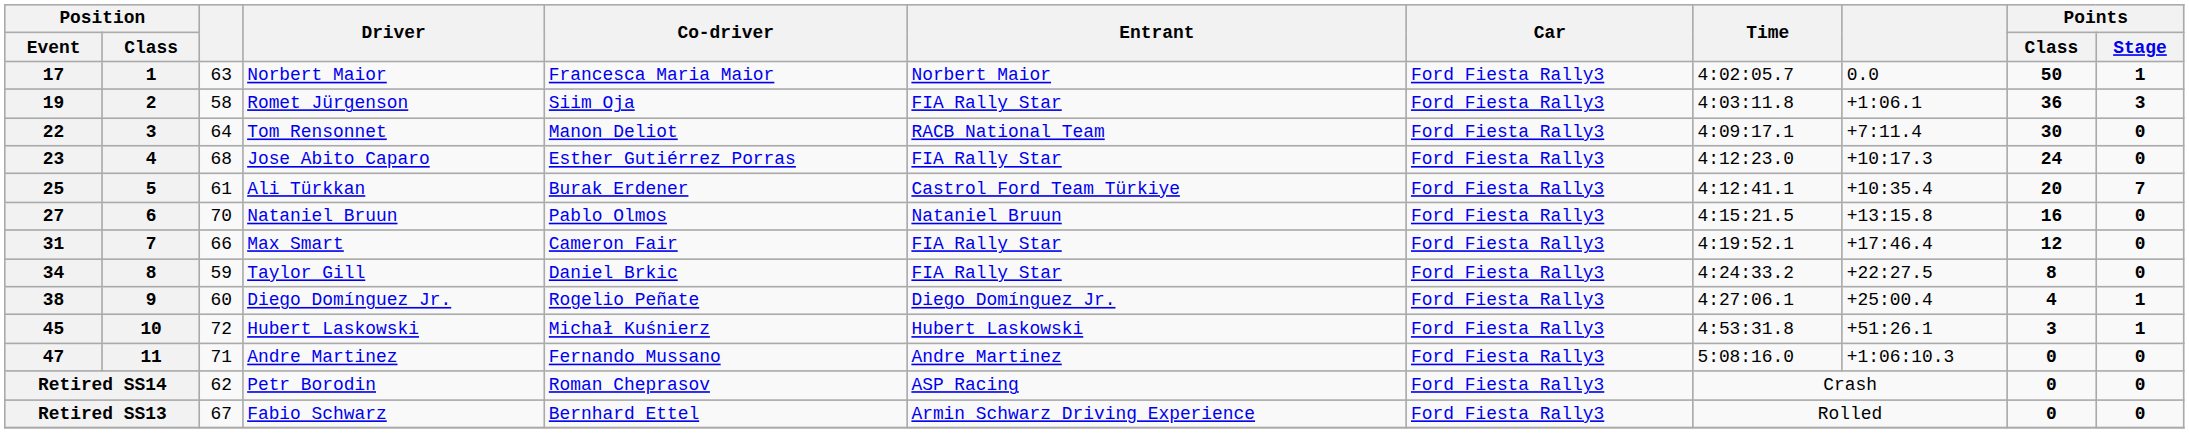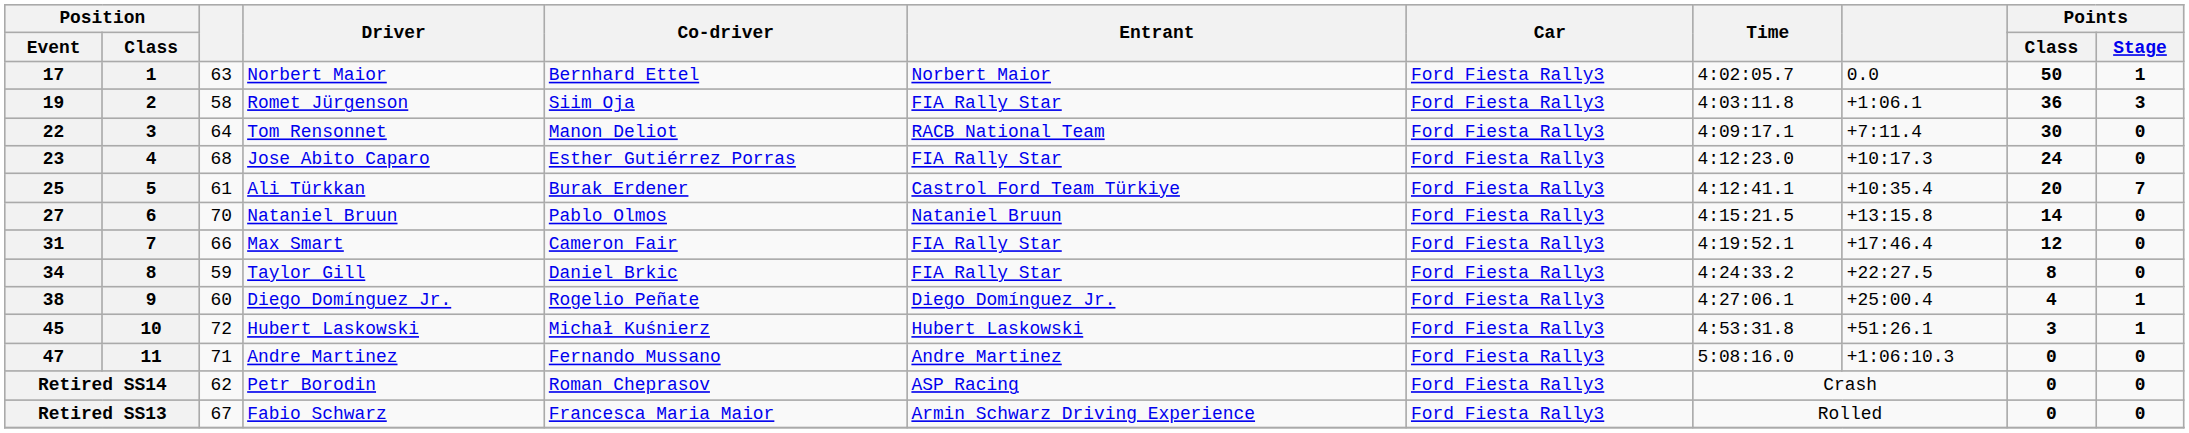(662, 75) Francesca Maria Maior -> (624, 75) Bernhard Ettel
(2051, 216) 16 -> (2051, 216) 14
(624, 414) Bernhard Ettel -> (662, 414) Francesca Maria Maior
